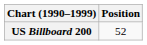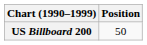(121, 31) 52 -> (121, 31) 50
